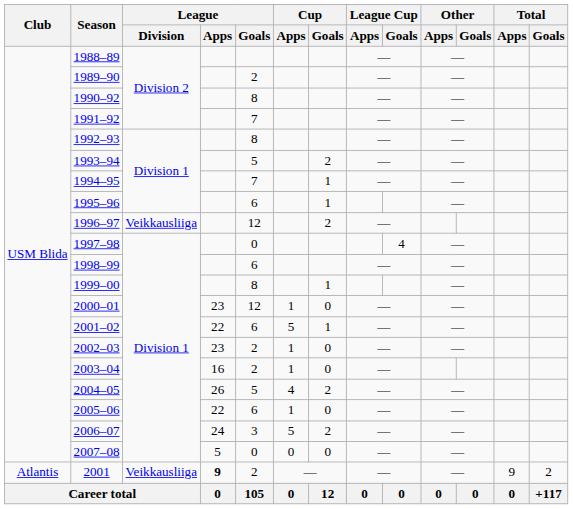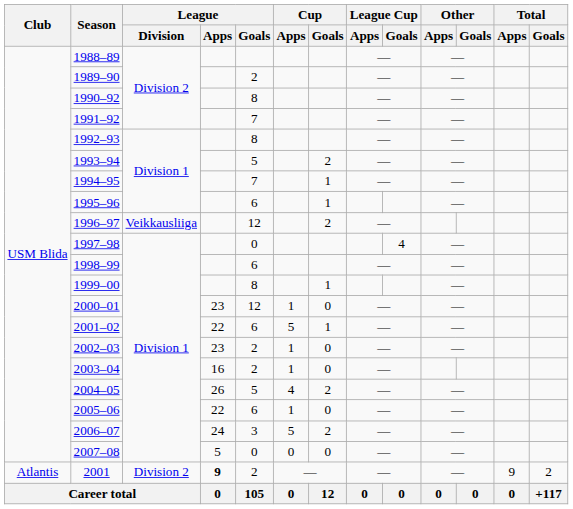(161, 472) Veikkausliiga -> (161, 472) Division 2
